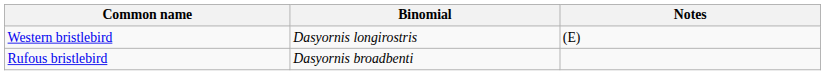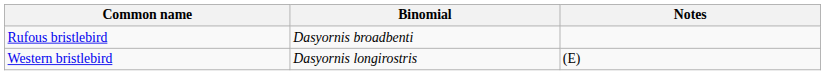rows swapped: (60, 37) <-> (57, 59)
